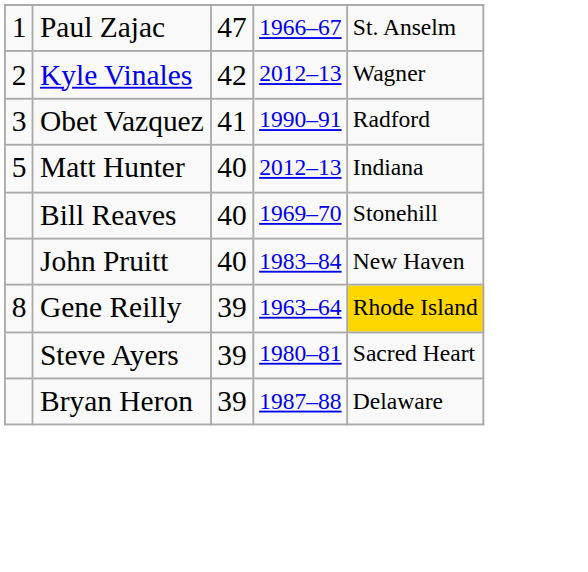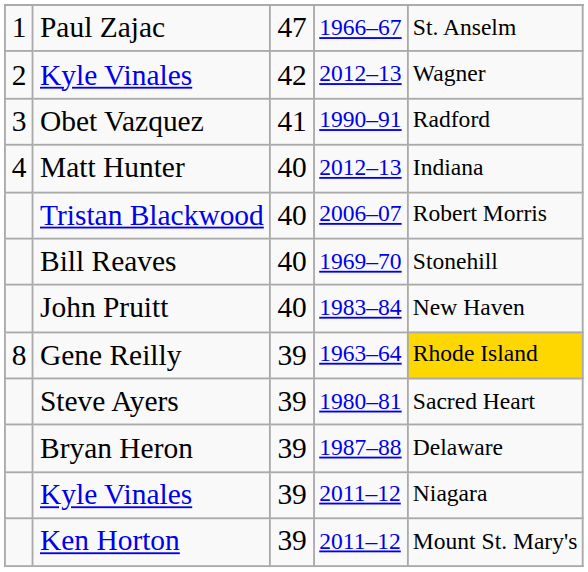(19, 167) 5 -> (19, 167) 4
+ row: (152, 214)
+ row: (116, 494)
+ row: (110, 541)
